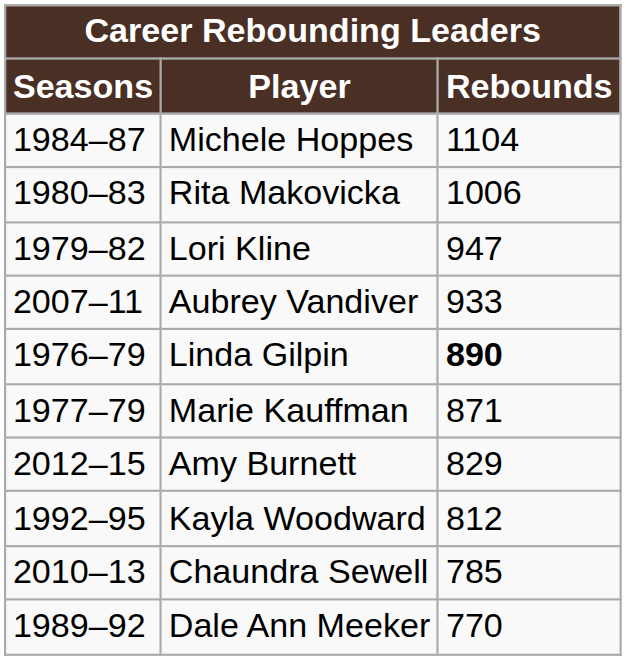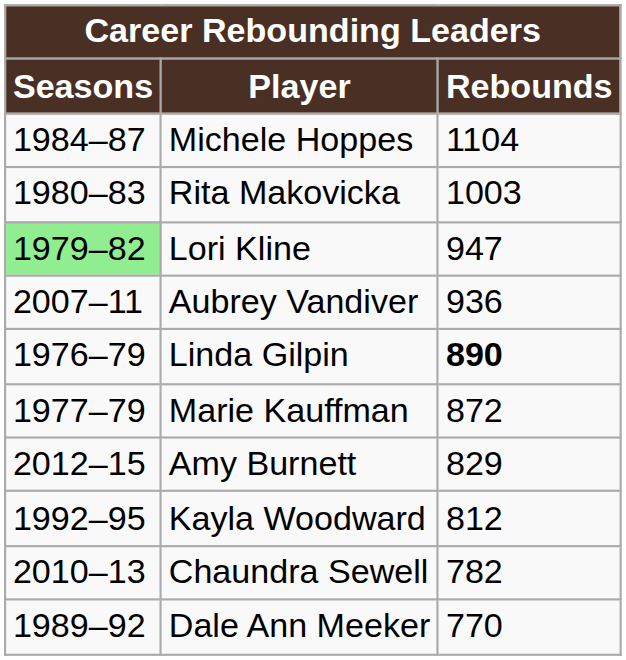(484, 193) 1006 -> (484, 193) 1003
(79, 247) no background -> (79, 247) lightgreen background
(474, 301) 933 -> (474, 301) 936
(474, 409) 871 -> (474, 409) 872
(474, 572) 785 -> (474, 572) 782
